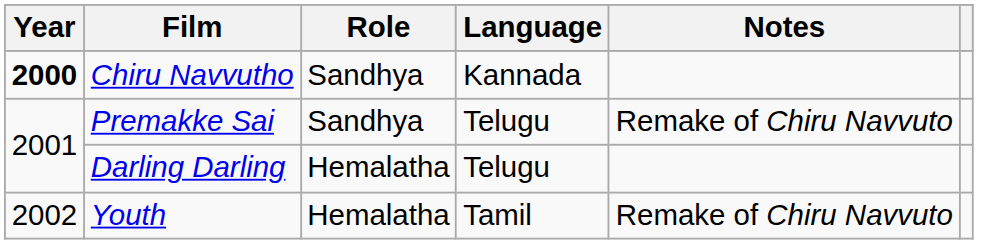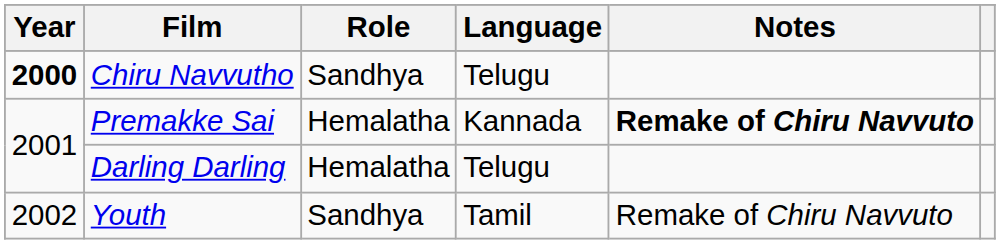(522, 74) Kannada -> (507, 74) Telugu
(365, 121) Sandhya -> (378, 121) Hemalatha
(507, 121) Telugu -> (522, 121) Kannada
(784, 121) normal -> (795, 121) bold
(378, 214) Hemalatha -> (365, 214) Sandhya
